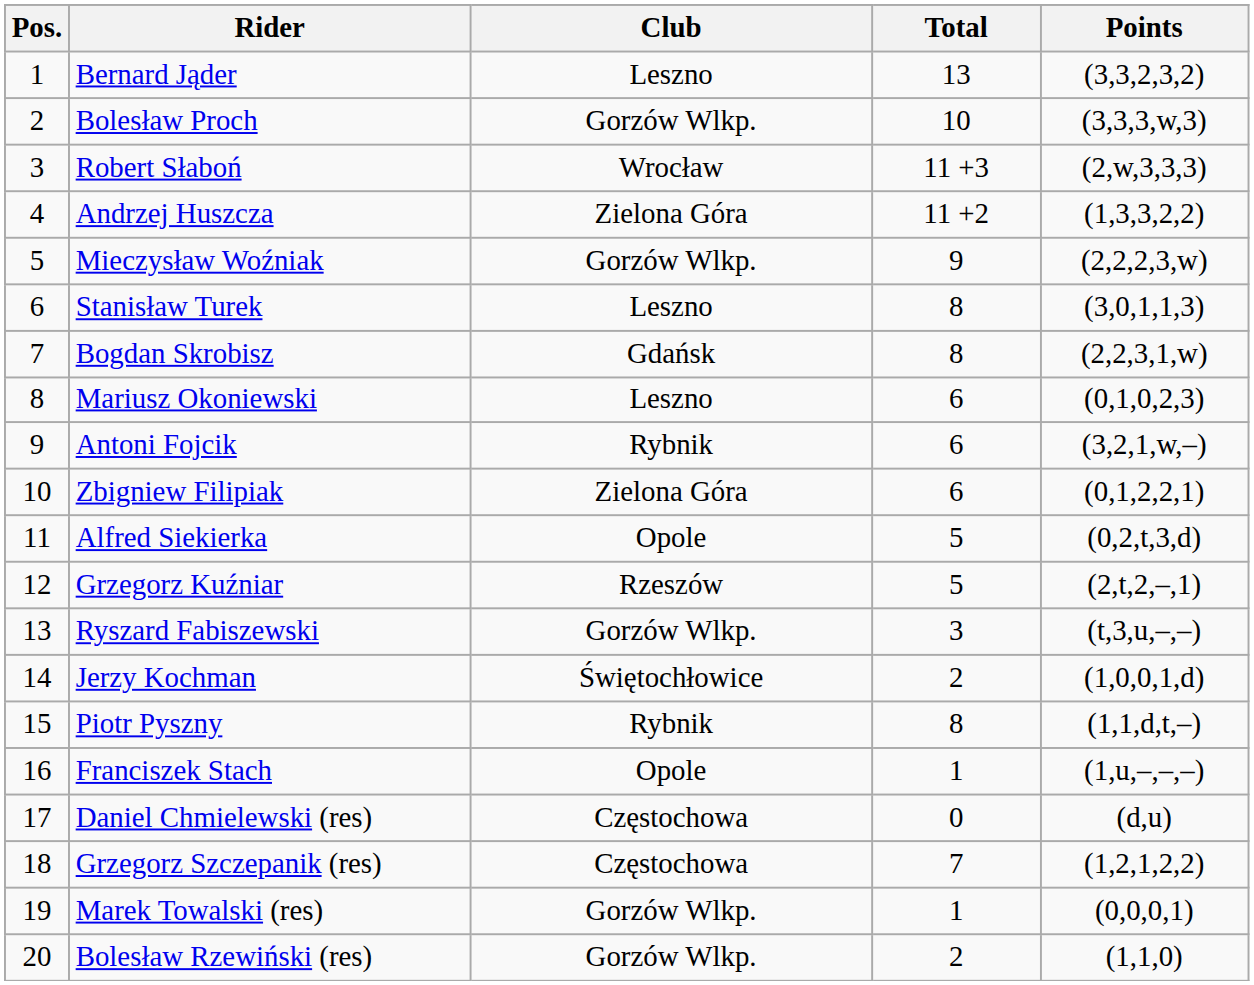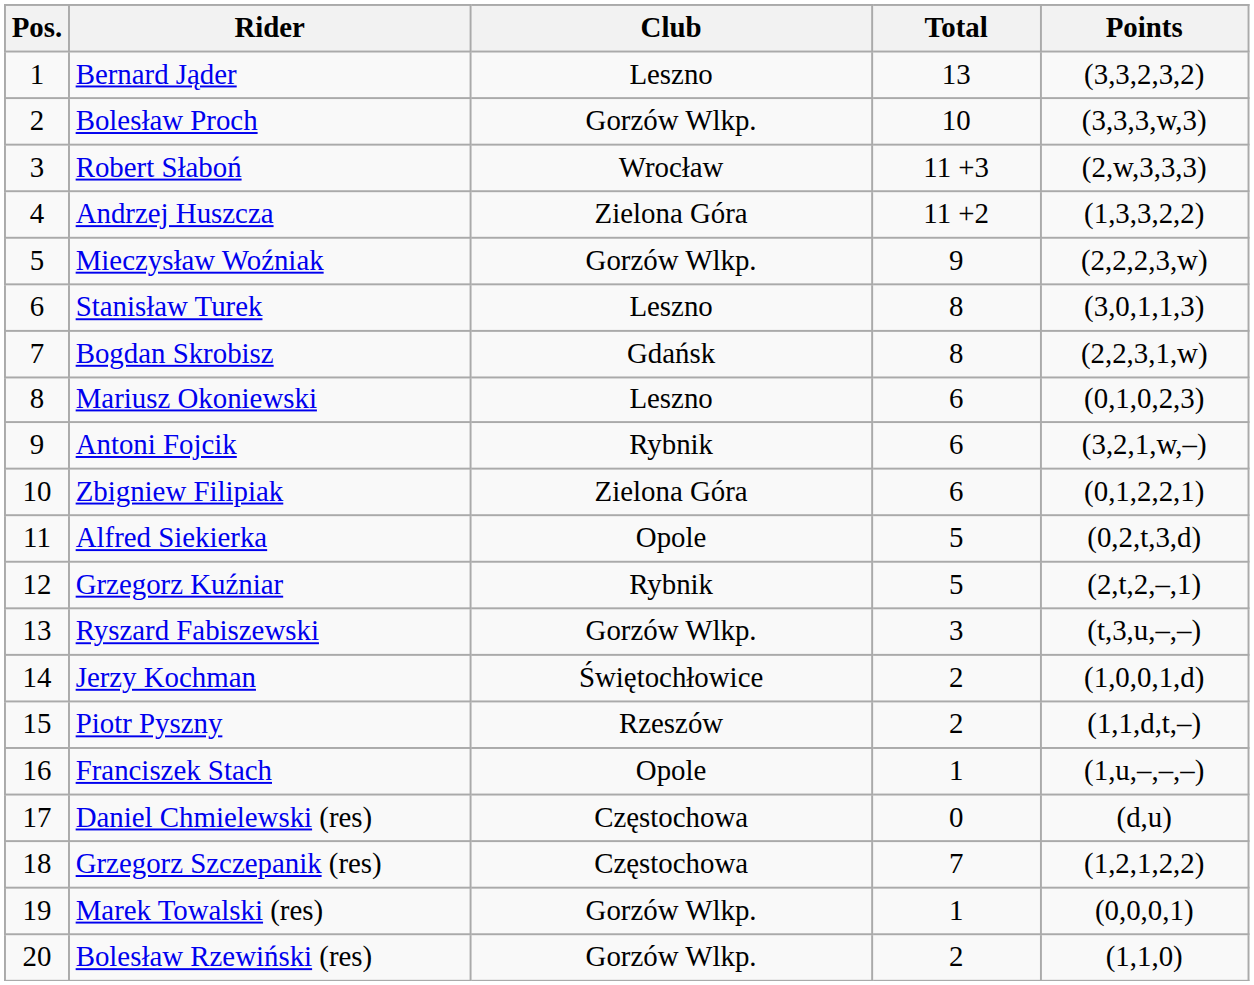(671, 584) Rzeszów -> (671, 584) Rybnik
(671, 724) Rybnik -> (671, 724) Rzeszów
(956, 724) 8 -> (956, 724) 2
